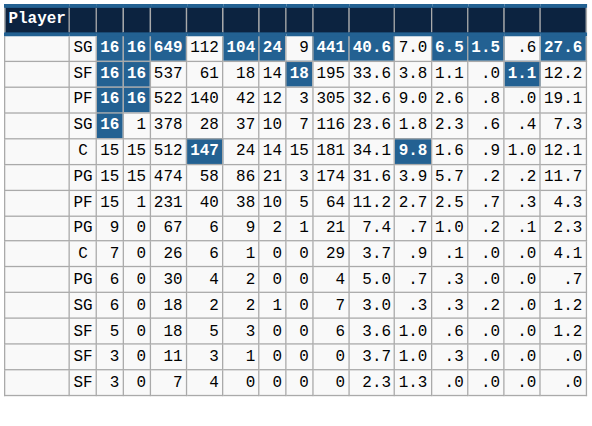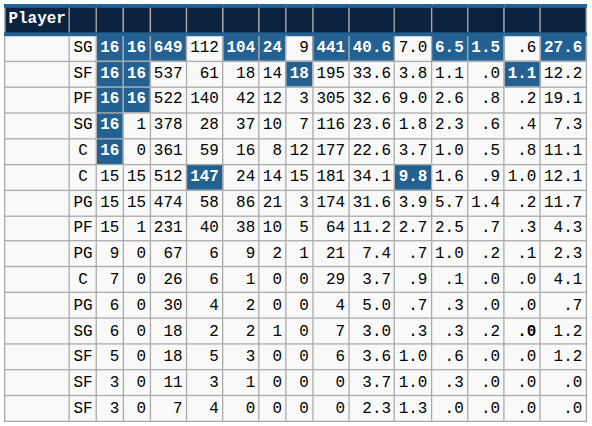(527, 100) .0 -> (527, 100) .2
+ row: (83, 152)
(490, 177) .2 -> (486, 203) 1.4
(527, 306) normal -> (527, 332) bold
